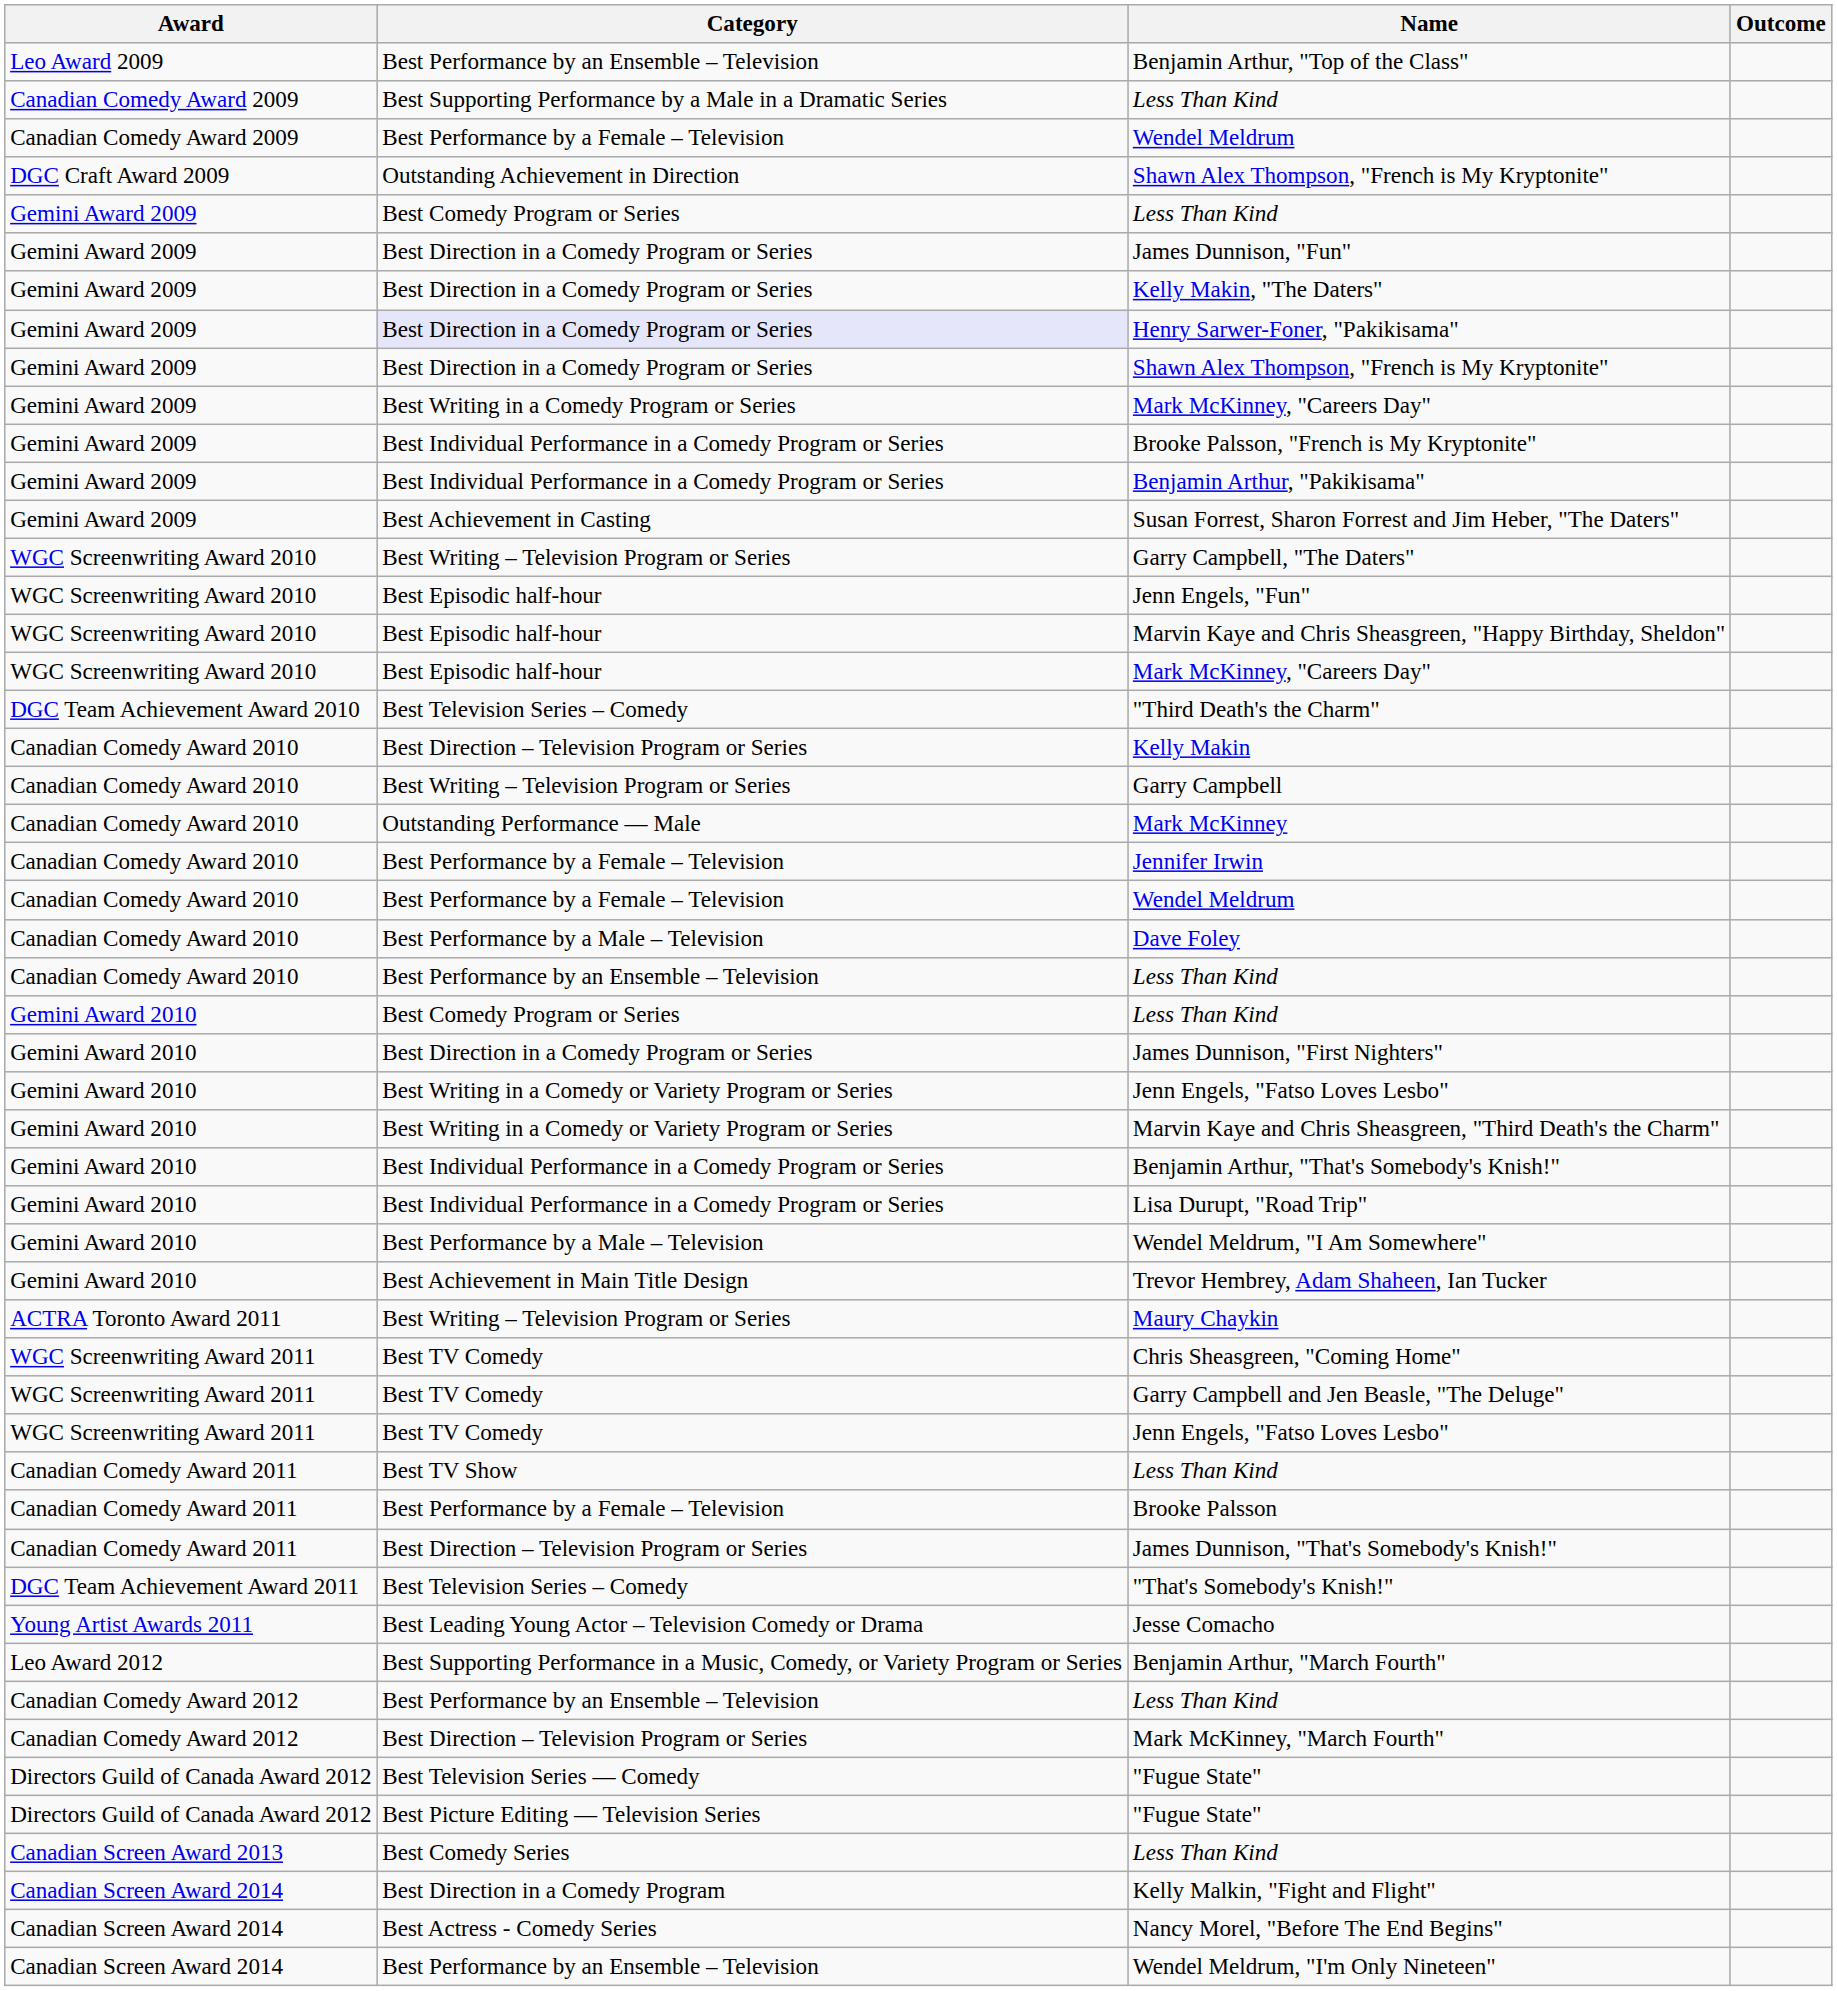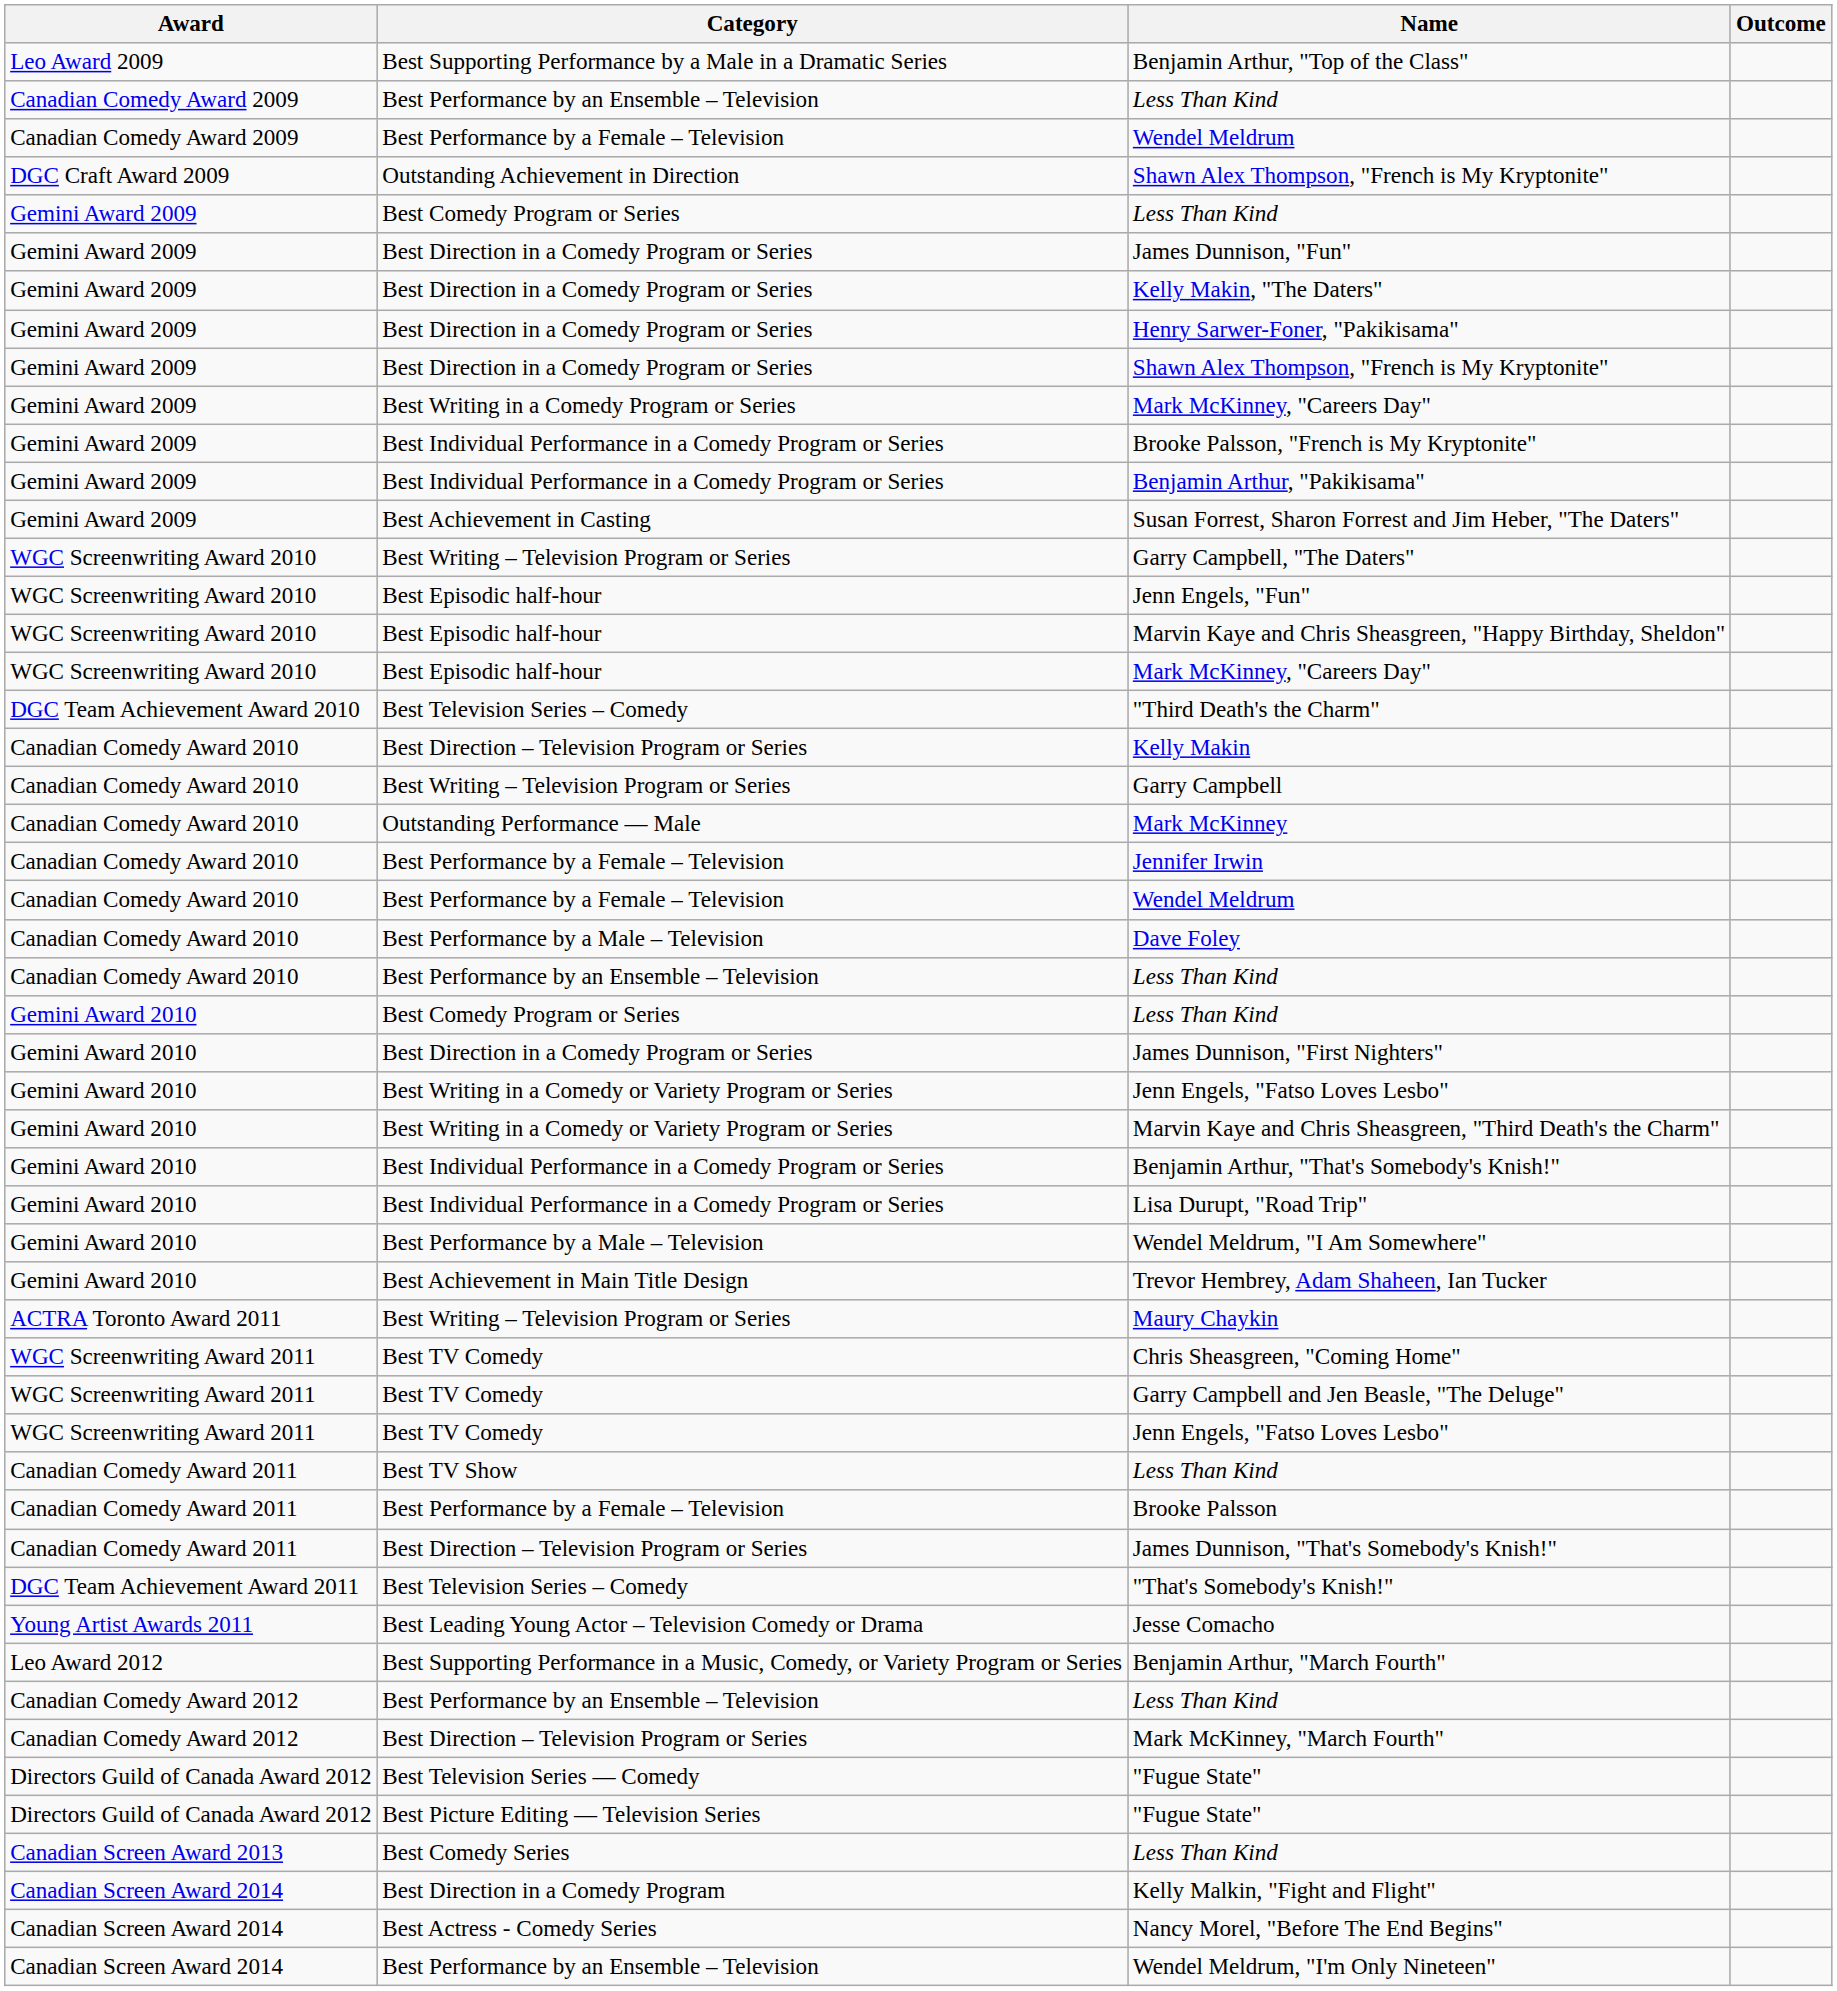(600, 61) Best Performance by an Ensemble – Television -> (665, 61) Best Supporting Performance by a Male in a Dramatic Series
(665, 99) Best Supporting Performance by a Male in a Dramatic Series -> (600, 99) Best Performance by an Ensemble – Television
(597, 328) lavender background -> (597, 328) no background
